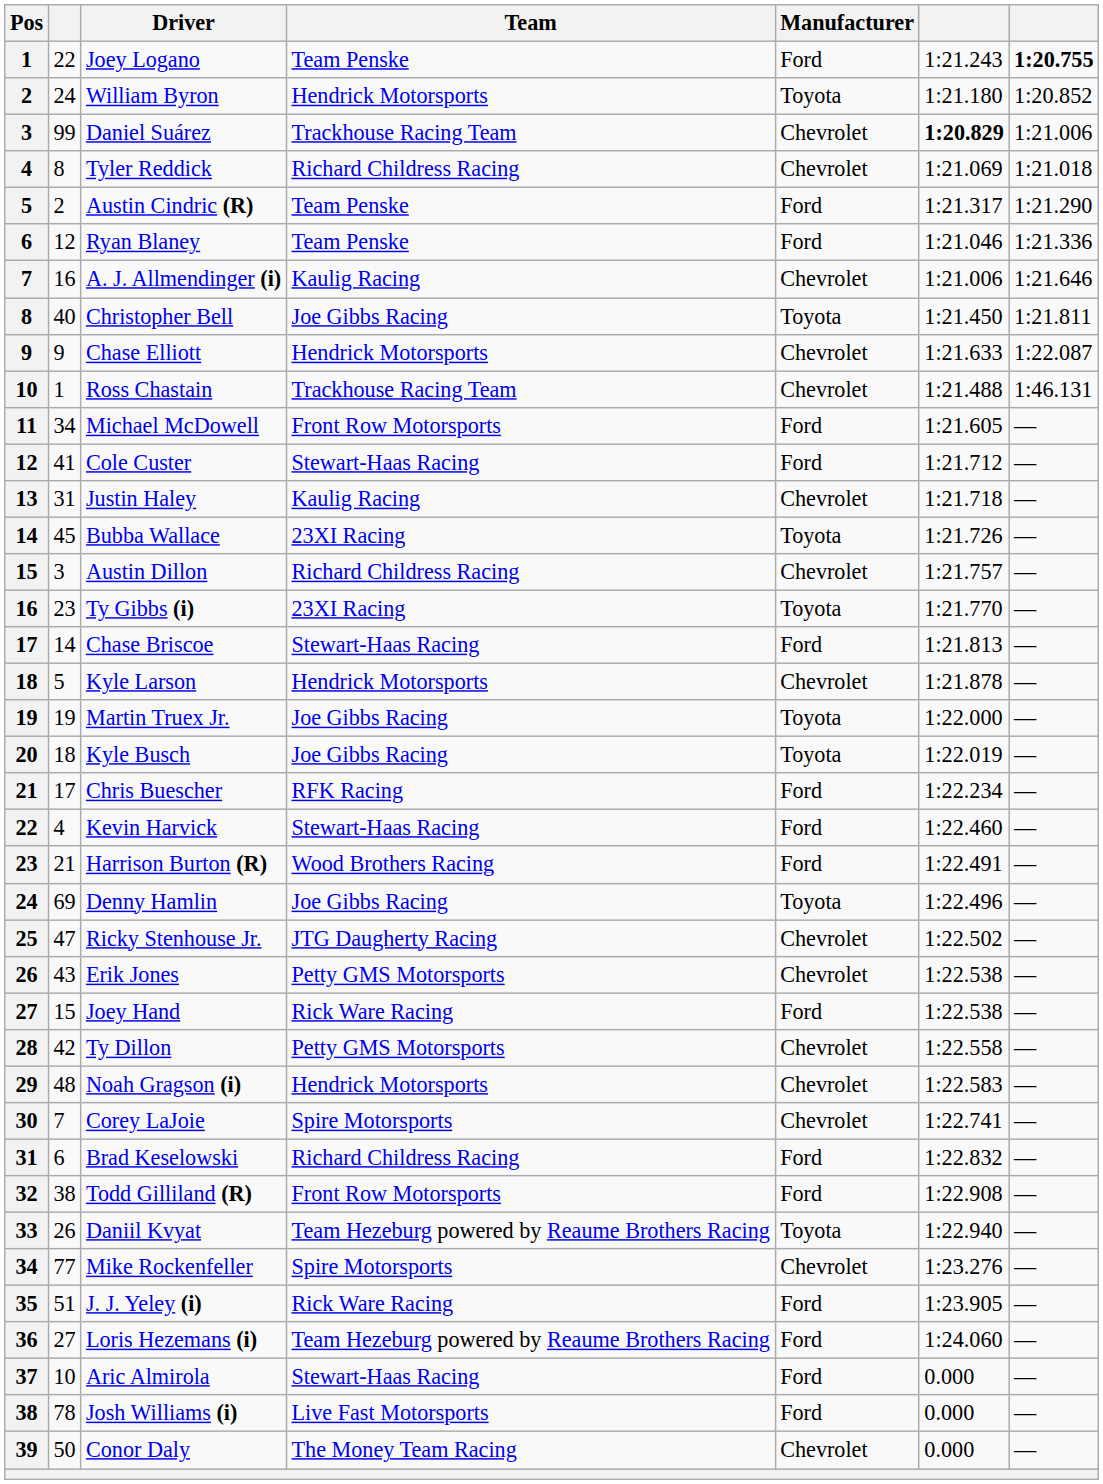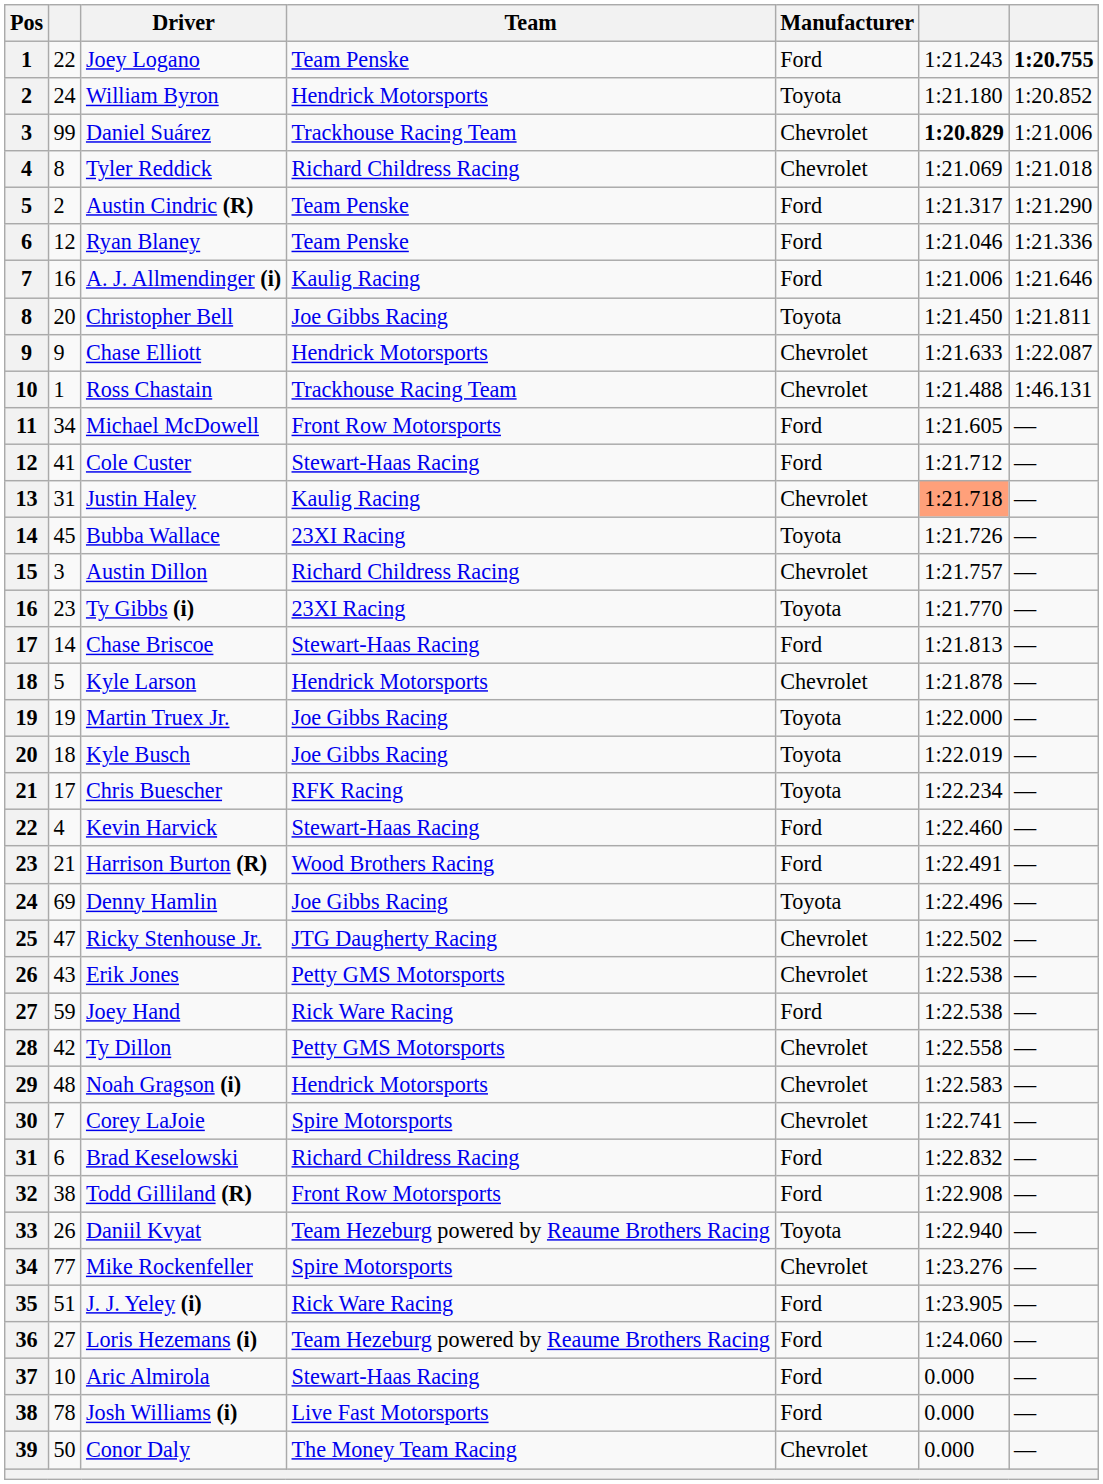(824, 279) Chevrolet -> (801, 279) Ford
(65, 315) 40 -> (65, 315) 20
(963, 498) no background -> (963, 498) lightsalmon background
(801, 791) Ford -> (811, 791) Toyota
(65, 1010) 15 -> (65, 1010) 59
